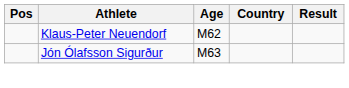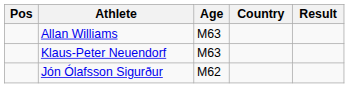+ row: (79, 33)
(209, 33) M62 -> (209, 53) M63
(209, 53) M63 -> (209, 72) M62
